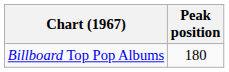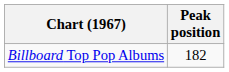(196, 55) 180 -> (196, 55) 182
